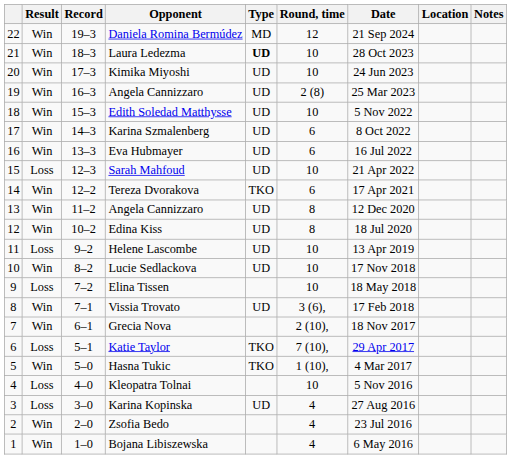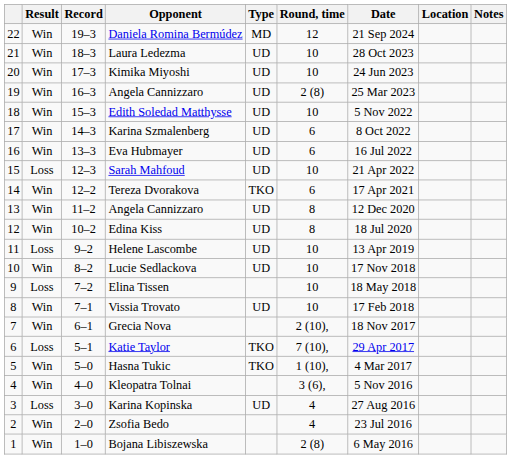(261, 53) bold -> (261, 53) normal
(312, 307) 3 (6), -> (312, 307) 10
(42, 385) Loss -> (42, 385) Win
(312, 385) 10 -> (312, 385) 3 (6),
(312, 444) 4 -> (312, 444) 2 (8)
